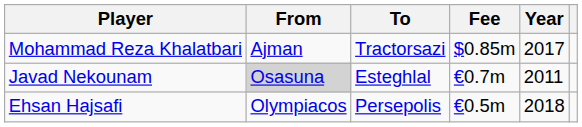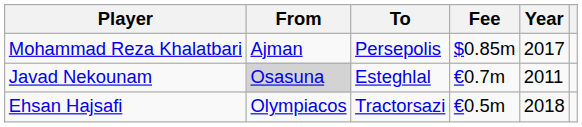(400, 48) Tractorsazi -> (398, 48) Persepolis
(398, 106) Persepolis -> (400, 106) Tractorsazi
